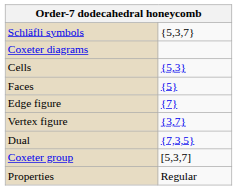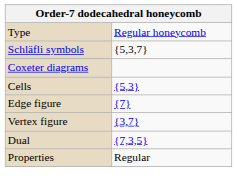+ row: (19, 31)
- row: (21, 85)
- row: (41, 157)
